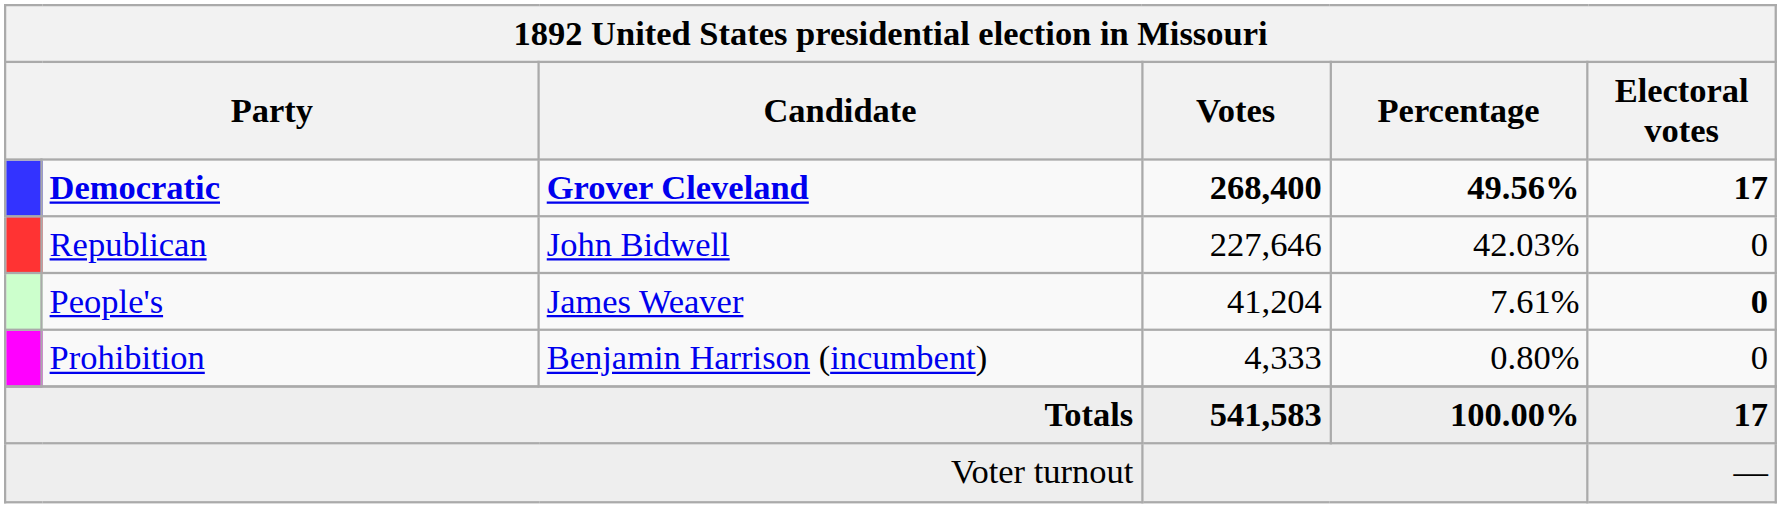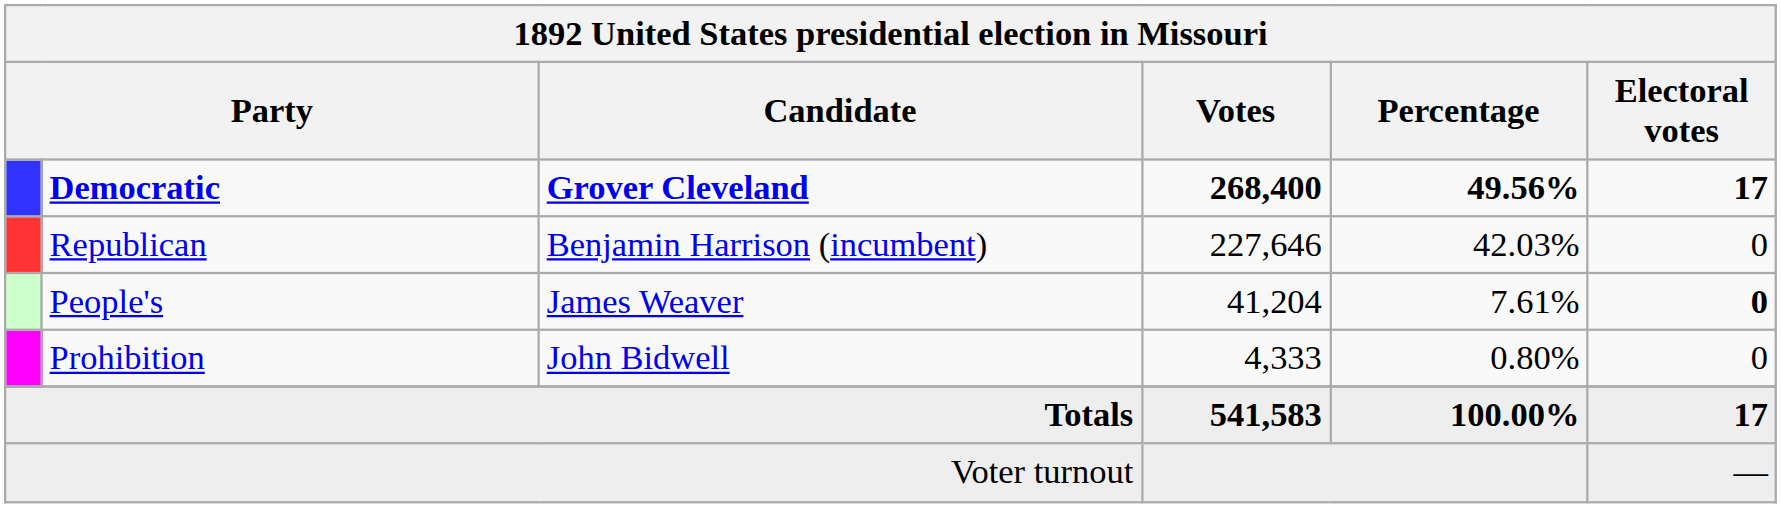(638, 244) John Bidwell -> (767, 244) Benjamin Harrison (incumbent)
(767, 358) Benjamin Harrison (incumbent) -> (638, 358) John Bidwell
